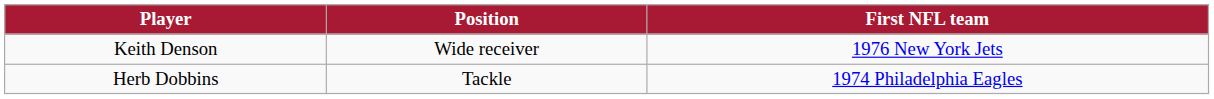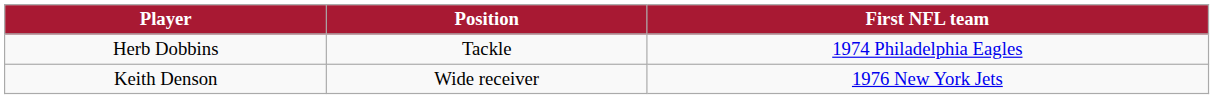rows swapped: (166, 78) <-> (166, 49)
